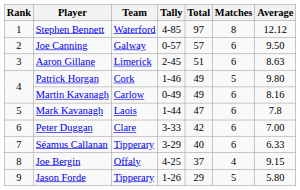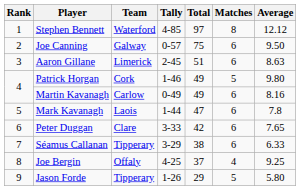(199, 45) 57 -> (199, 45) 75
(275, 128) 7.00 -> (275, 128) 7.65
(199, 144) 40 -> (199, 144) 38
(275, 161) 9.15 -> (275, 161) 9.25
